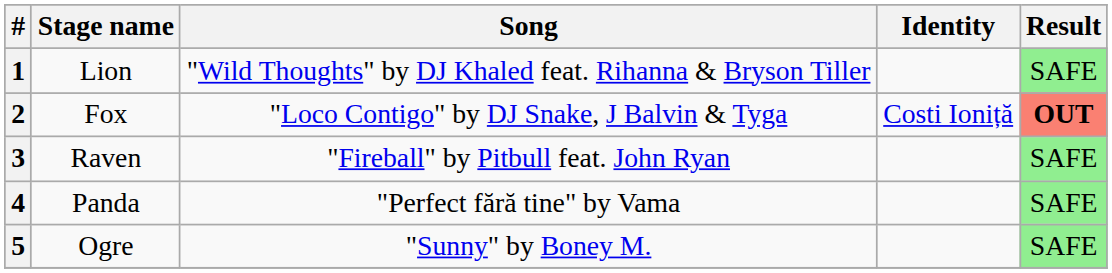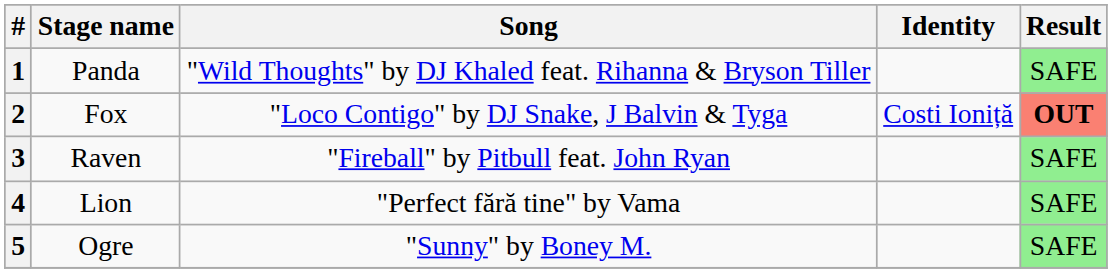(106, 70) Lion -> (106, 70) Panda
(106, 202) Panda -> (106, 202) Lion
